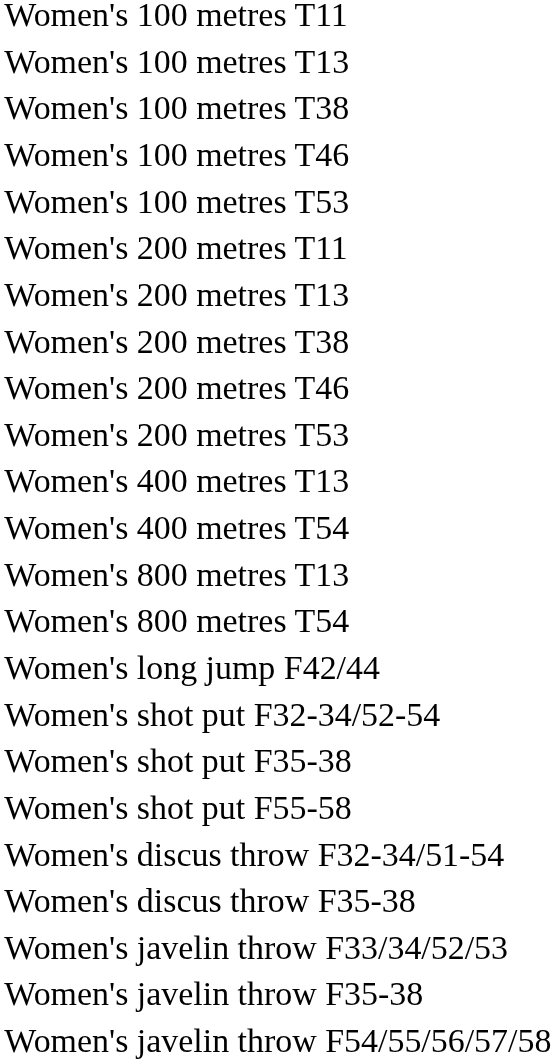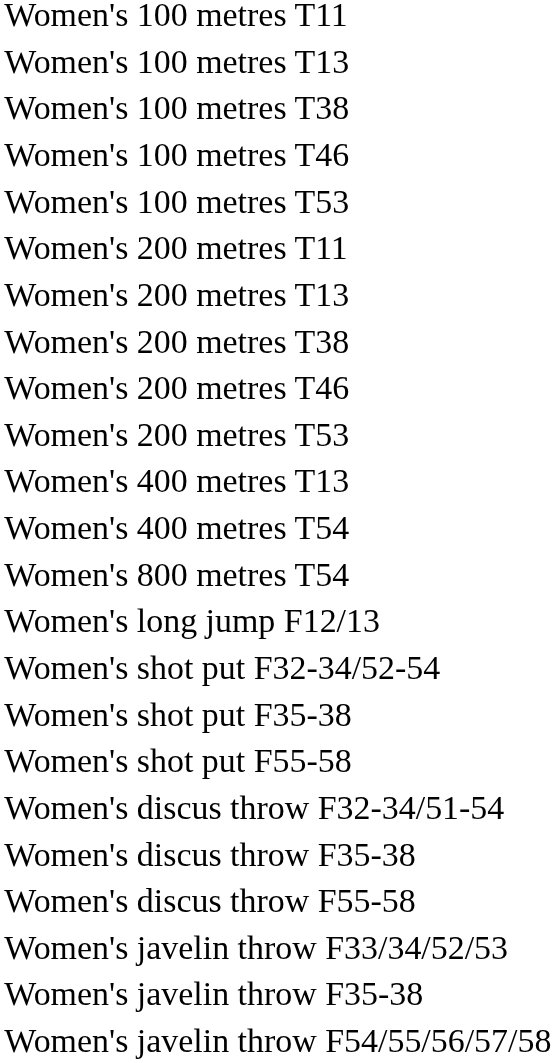- row: (177, 574)
+ row: (192, 621)
- row: (192, 667)
+ row: (210, 901)
